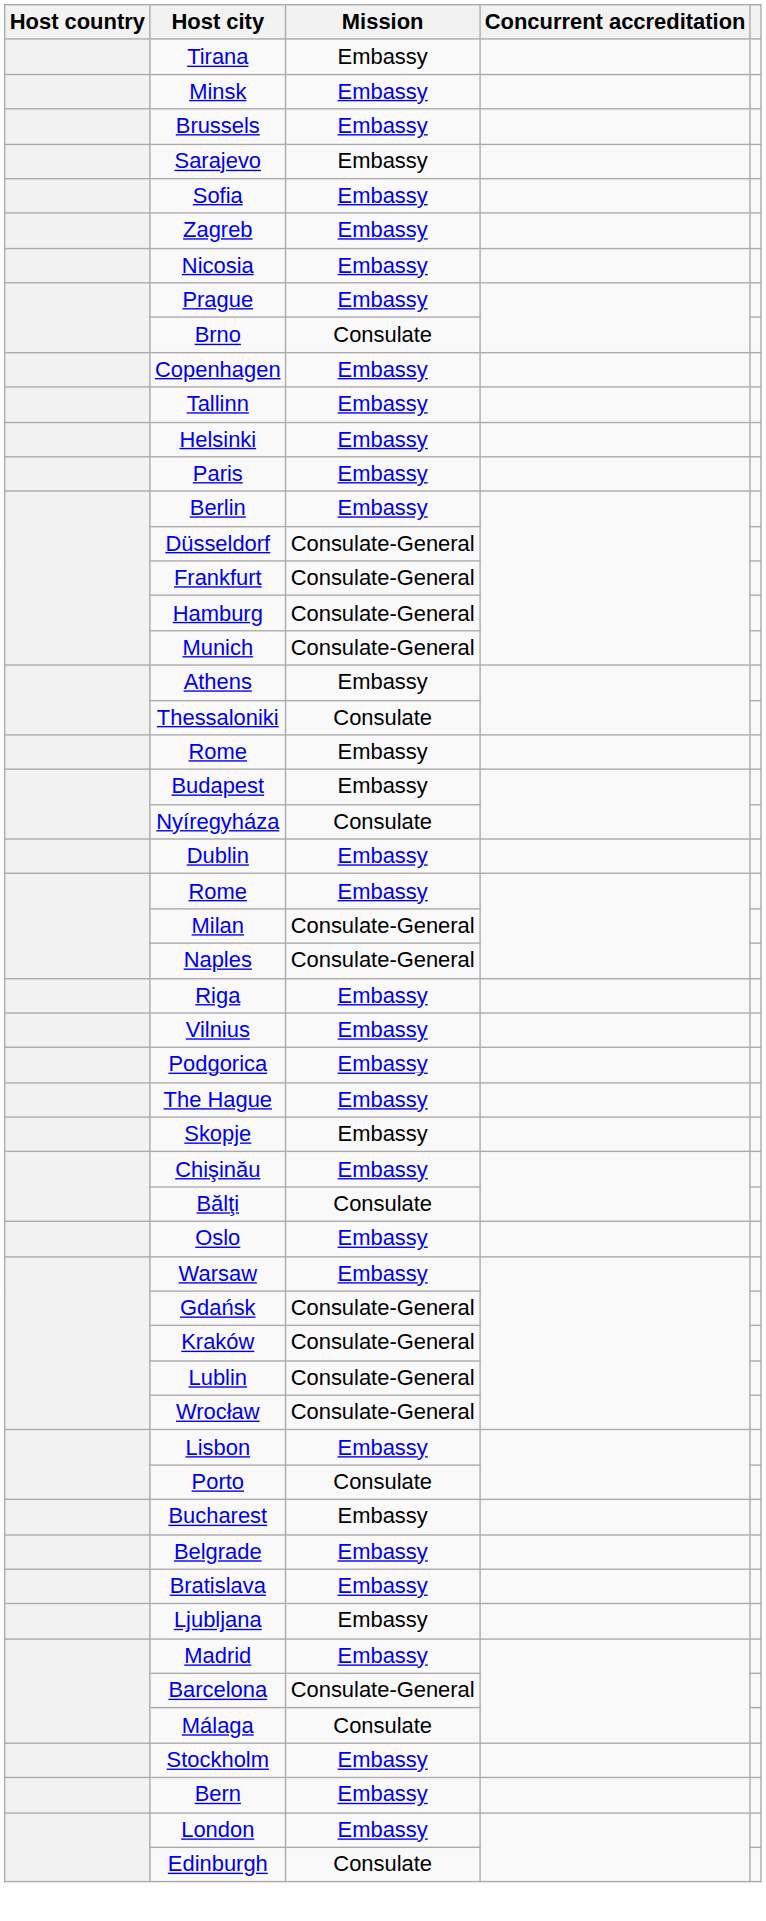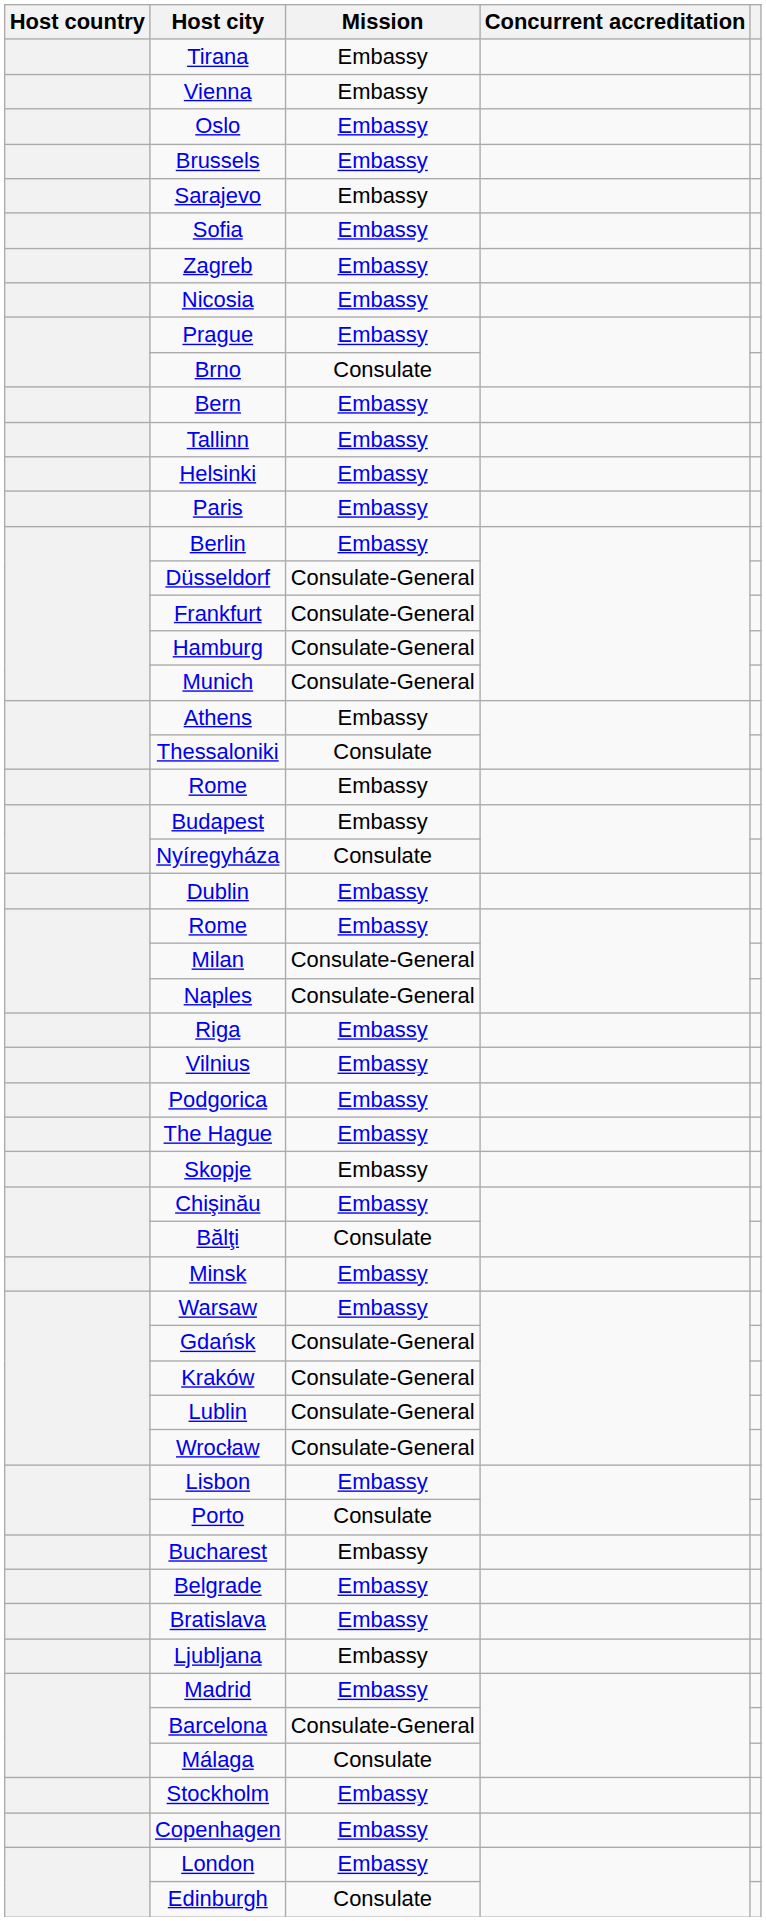+ row: (218, 91)
rows swapped: (218, 91) <-> (218, 1238)
rows swapped: (218, 369) <-> (218, 1794)
